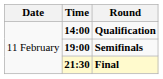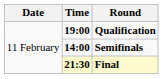(77, 30) 14:00 -> (77, 30) 19:00
(77, 47) 19:00 -> (77, 47) 14:00
